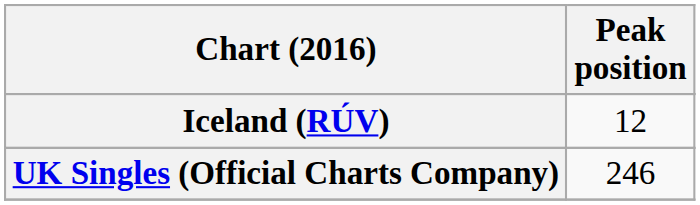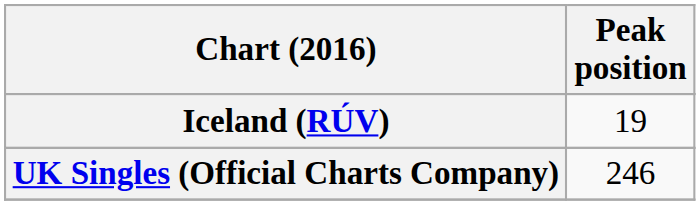(631, 120) 12 -> (631, 120) 19
